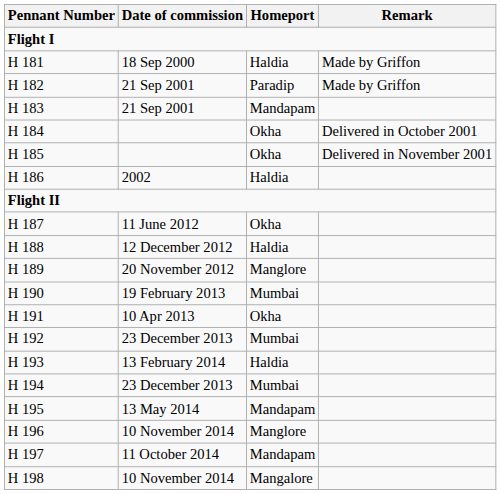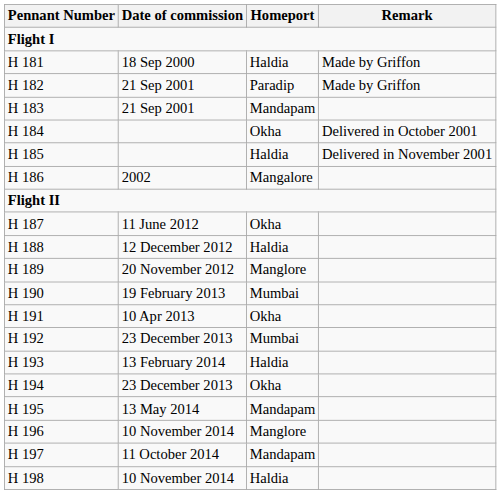(265, 154) Okha -> (269, 154) Haldia
(269, 177) Haldia -> (281, 177) Mangalore
(274, 385) Mumbai -> (265, 385) Okha
(281, 477) Mangalore -> (269, 477) Haldia
